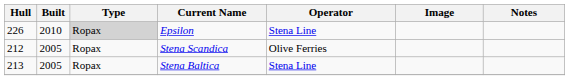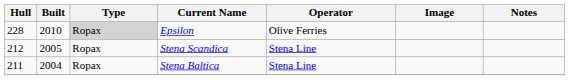(15, 30) 226 -> (15, 30) 228
(293, 30) Stena Line -> (298, 30) Olive Ferries
(298, 48) Olive Ferries -> (293, 48) Stena Line
(15, 65) 213 -> (15, 65) 211
(51, 65) 2005 -> (51, 65) 2004
